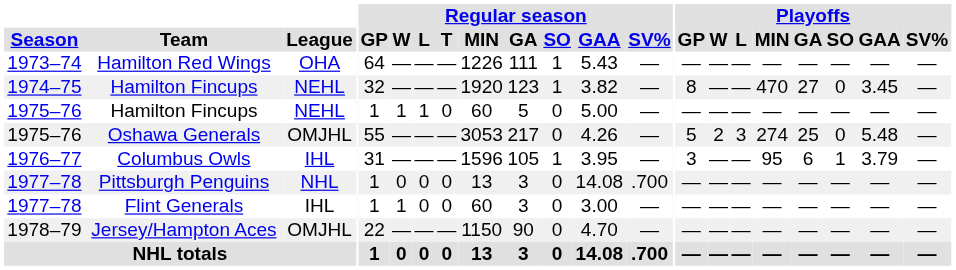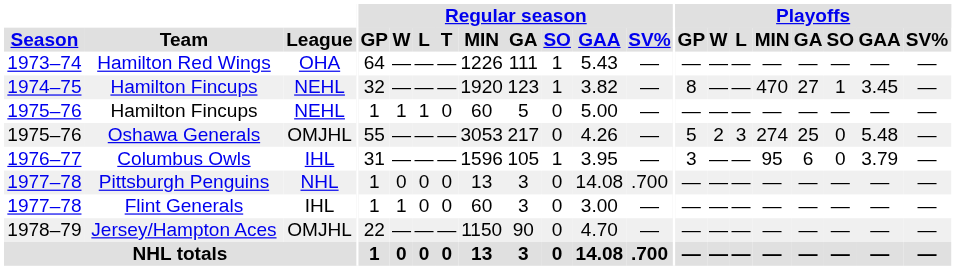(840, 87) 0 -> (840, 87) 1
(840, 158) 1 -> (840, 158) 0
